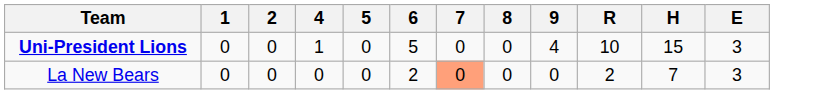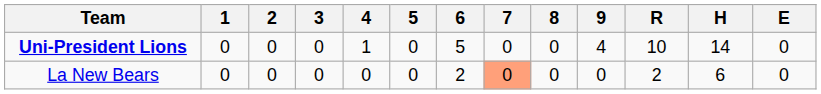+ column: (319, 18)
(673, 46) 15 -> (720, 46) 14
(737, 46) 3 -> (784, 46) 0
(673, 74) 7 -> (720, 74) 6
(737, 74) 3 -> (784, 74) 0
